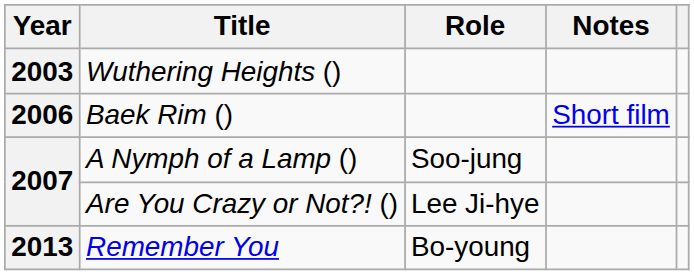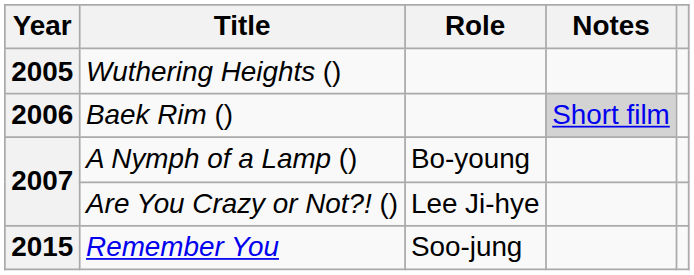(42, 70) 2003 -> (42, 70) 2005
(611, 114) no background -> (611, 114) lightgrey background
(467, 159) Soo-jung -> (471, 159) Bo-young
(42, 247) 2013 -> (42, 247) 2015
(471, 247) Bo-young -> (467, 247) Soo-jung
